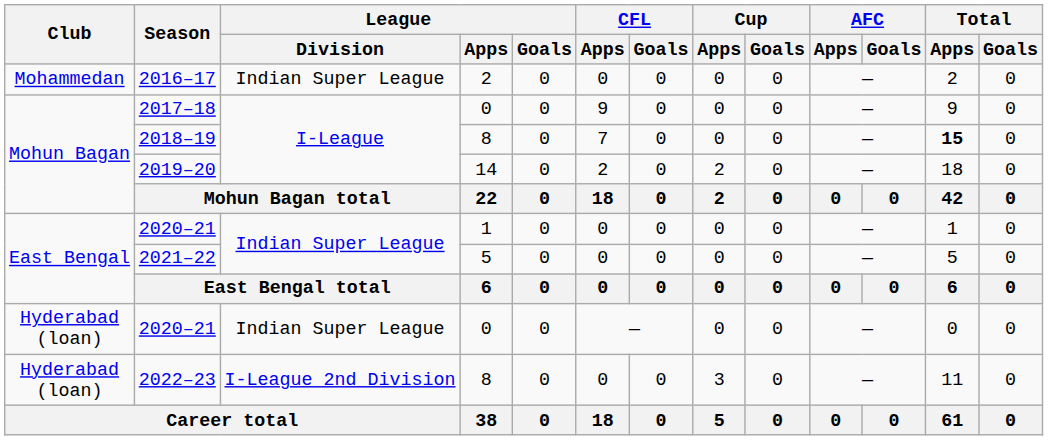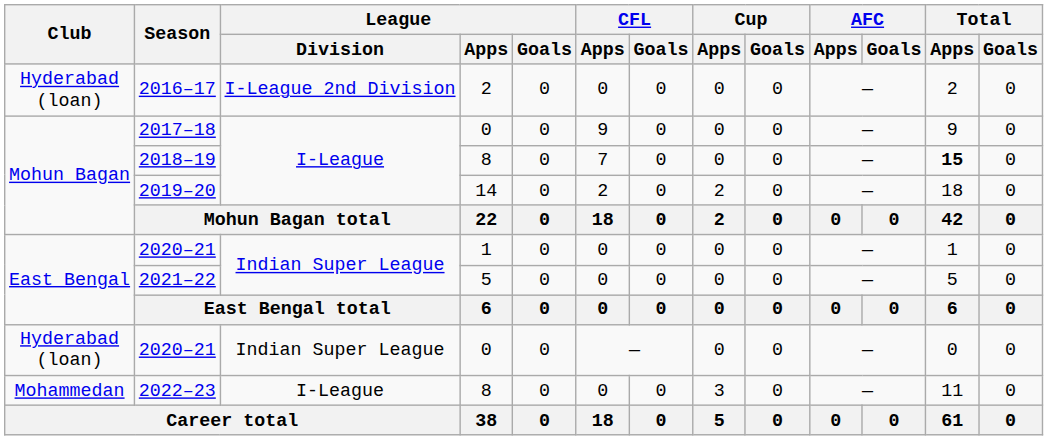(70, 79) Mohammedan -> (70, 90) Hyderabad (loan)
(340, 79) Indian Super League -> (340, 90) I-League 2nd Division
(70, 380) Hyderabad (loan) -> (70, 391) Mohammedan
(340, 380) I-League 2nd Division -> (340, 391) I-League
